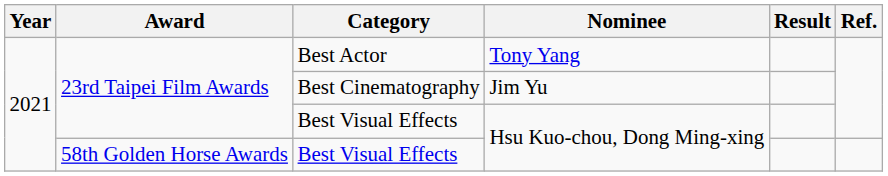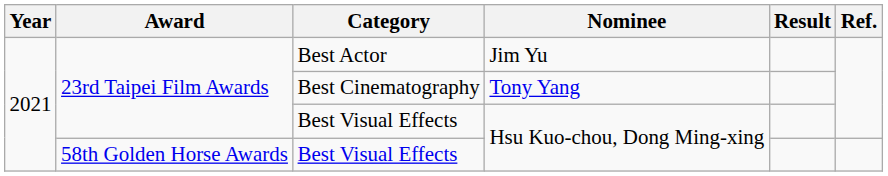(535, 54) Tony Yang -> (518, 54) Jim Yu
(518, 87) Jim Yu -> (535, 87) Tony Yang
